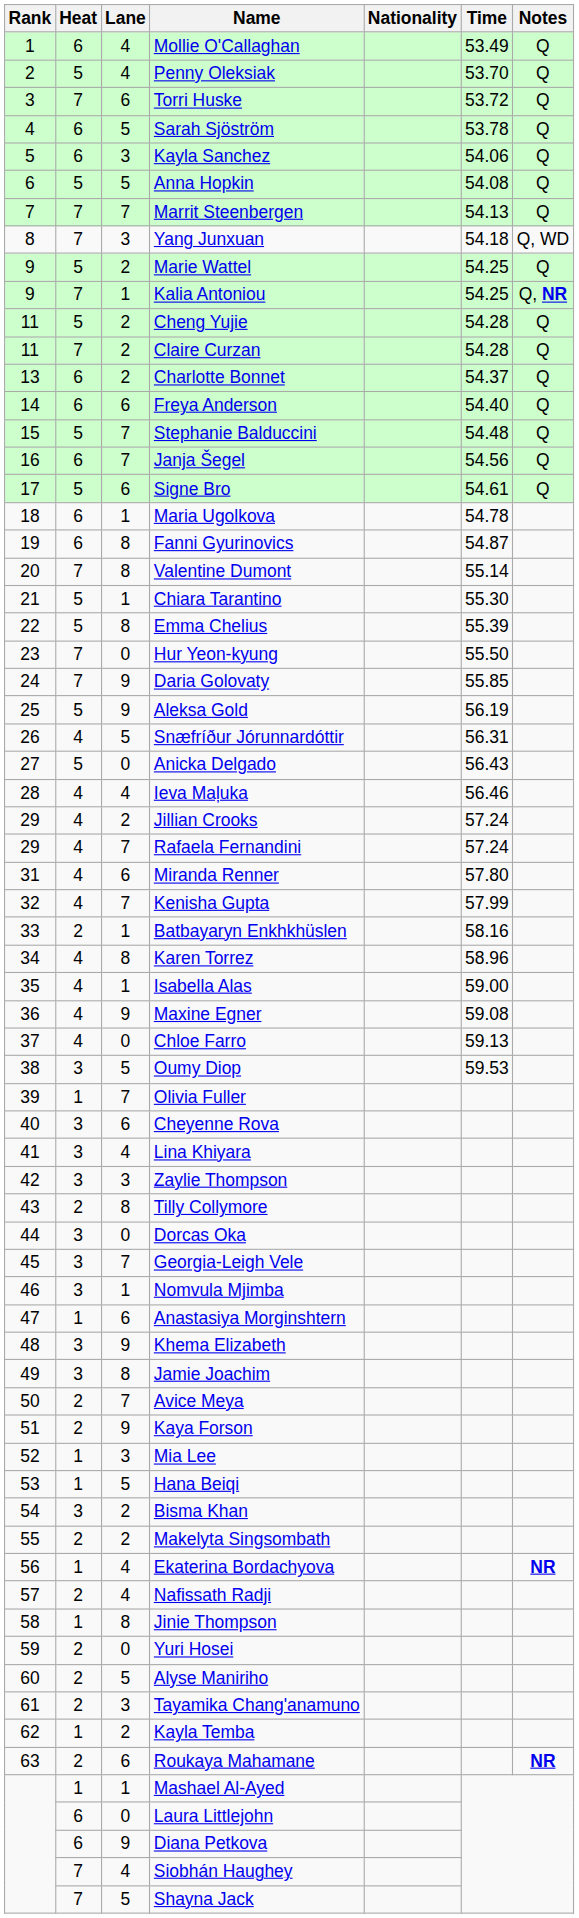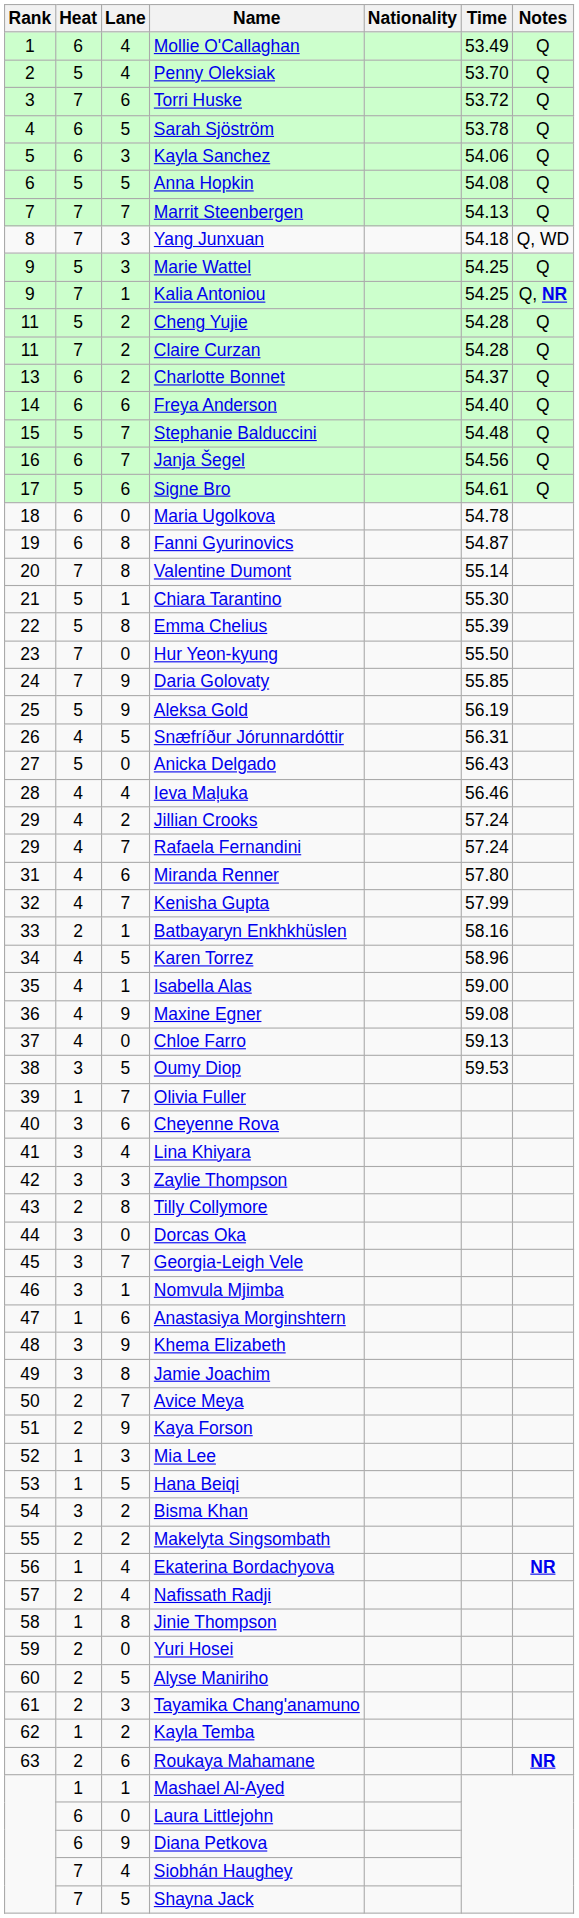(125, 267) 2 -> (125, 267) 3
(125, 516) 1 -> (125, 516) 0
(125, 958) 8 -> (125, 958) 5
